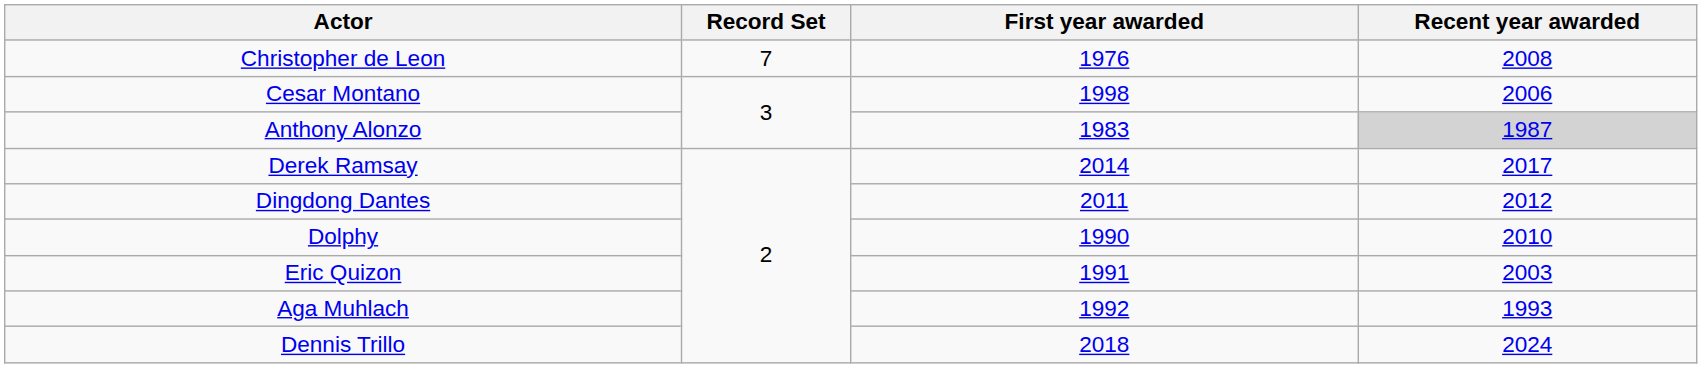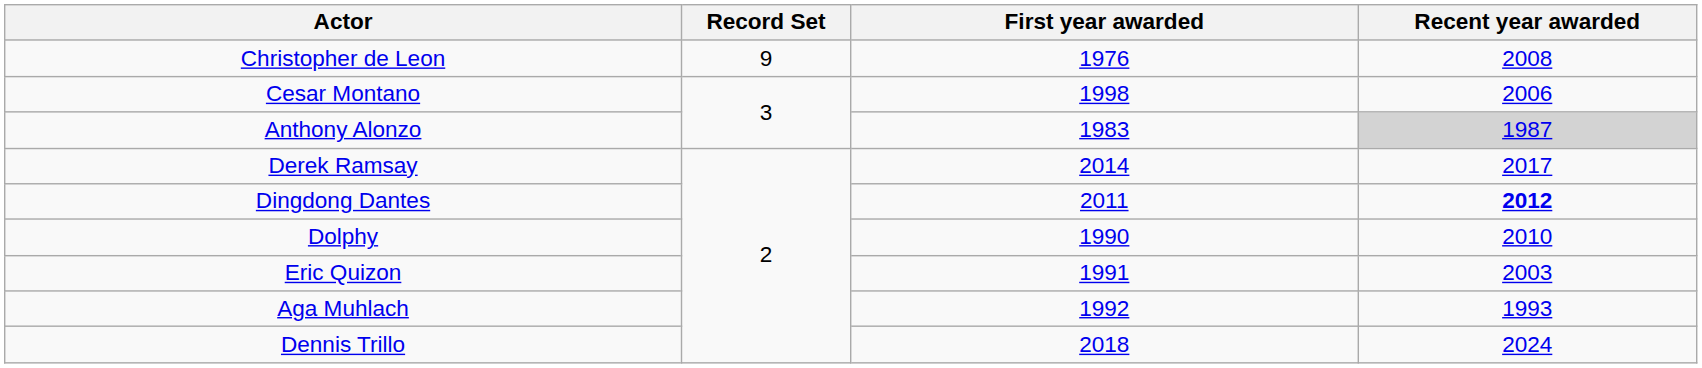(766, 58) 7 -> (766, 58) 9
(1527, 201) normal -> (1527, 201) bold
